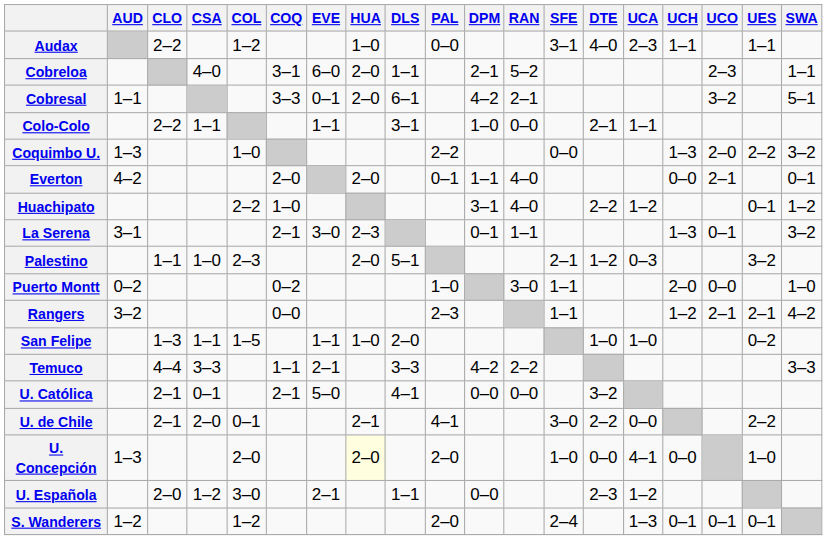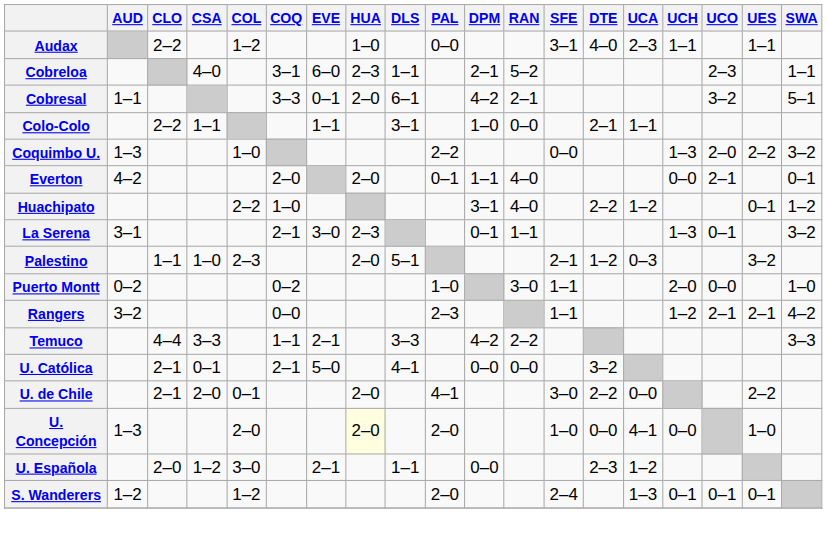(366, 71) 2–0 -> (366, 71) 2–3
- row: (56, 341)
(366, 421) 2–1 -> (366, 394) 2–0
